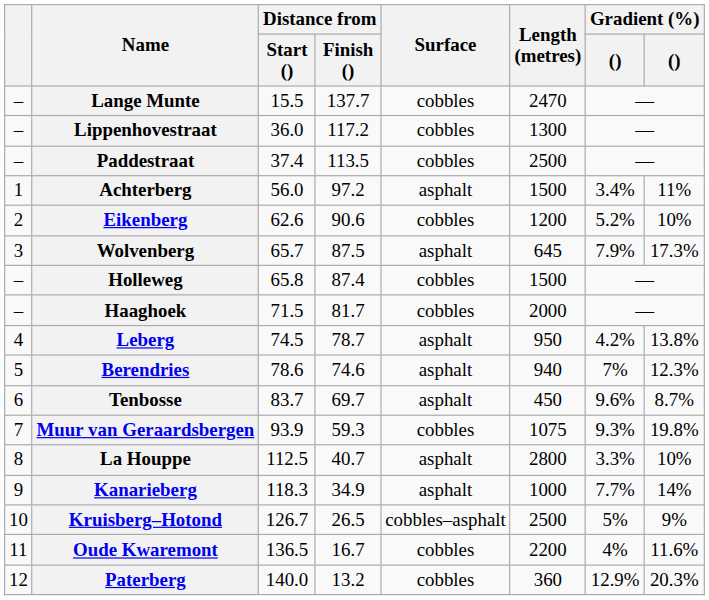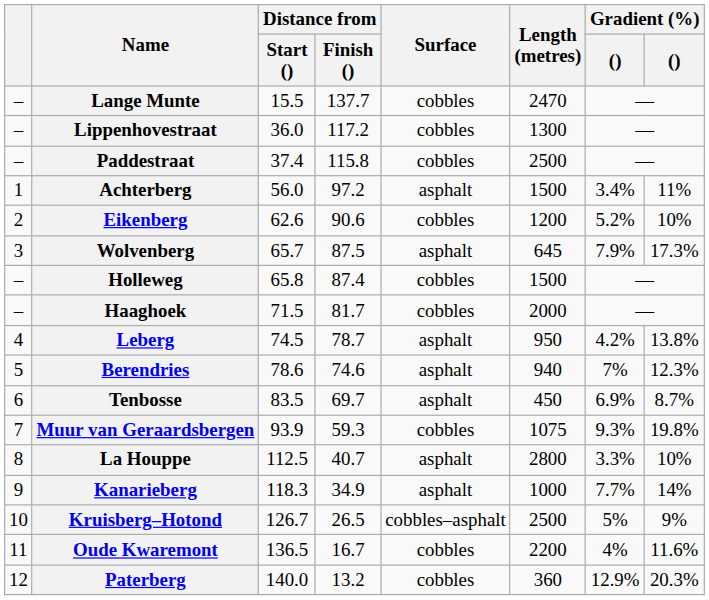(348, 160) 113.5 -> (348, 160) 115.8
(287, 400) 83.7 -> (287, 400) 83.5
(615, 400) 9.6% -> (615, 400) 6.9%
